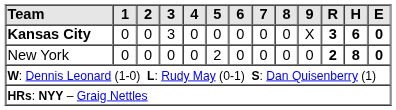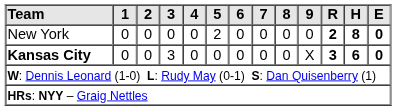rows swapped: (38, 55) <-> (49, 34)
